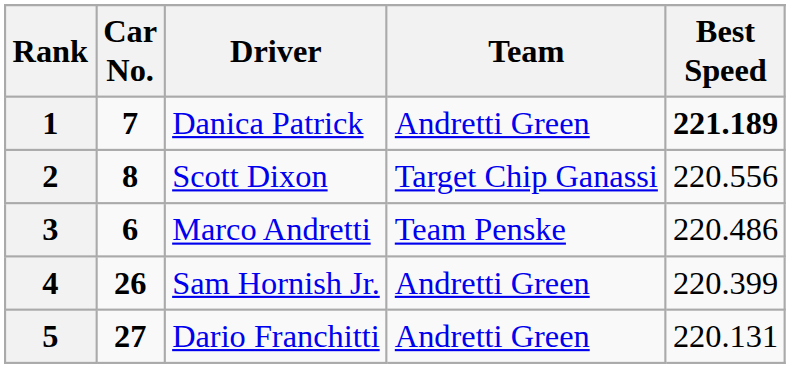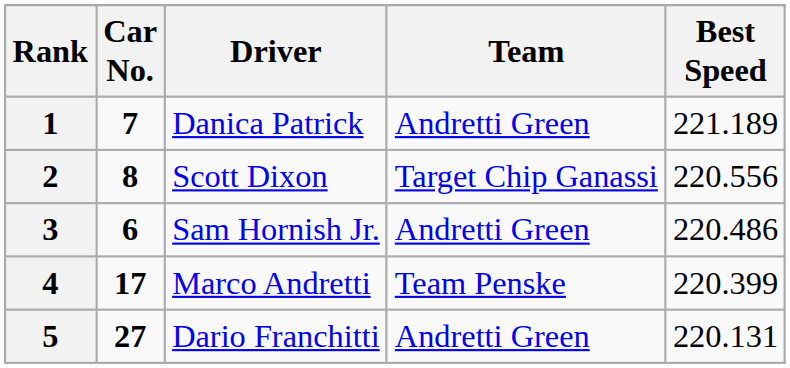(725, 123) bold -> (725, 123) normal
(271, 229) Marco Andretti -> (276, 229) Sam Hornish Jr.
(480, 229) Team Penske -> (492, 229) Andretti Green
(130, 283) 26 -> (130, 283) 17
(276, 283) Sam Hornish Jr. -> (271, 283) Marco Andretti
(492, 283) Andretti Green -> (480, 283) Team Penske
